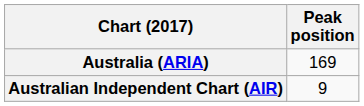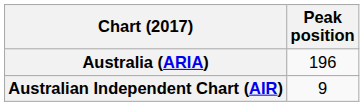(323, 62) 169 -> (323, 62) 196
